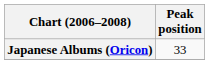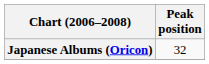(180, 49) 33 -> (180, 49) 32
